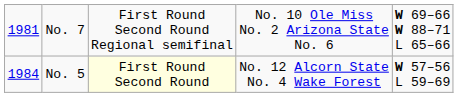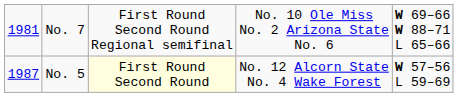(23, 74) 1984 -> (23, 74) 1987
